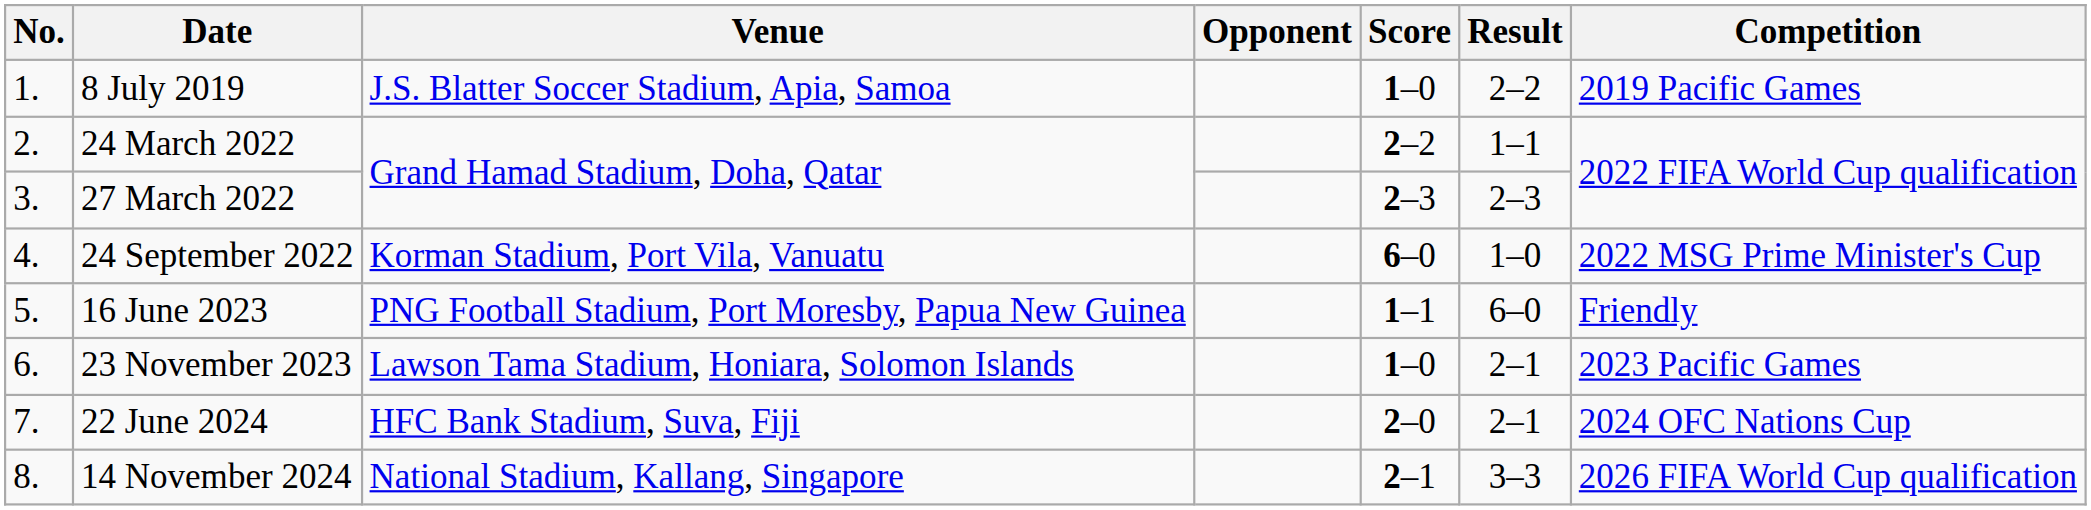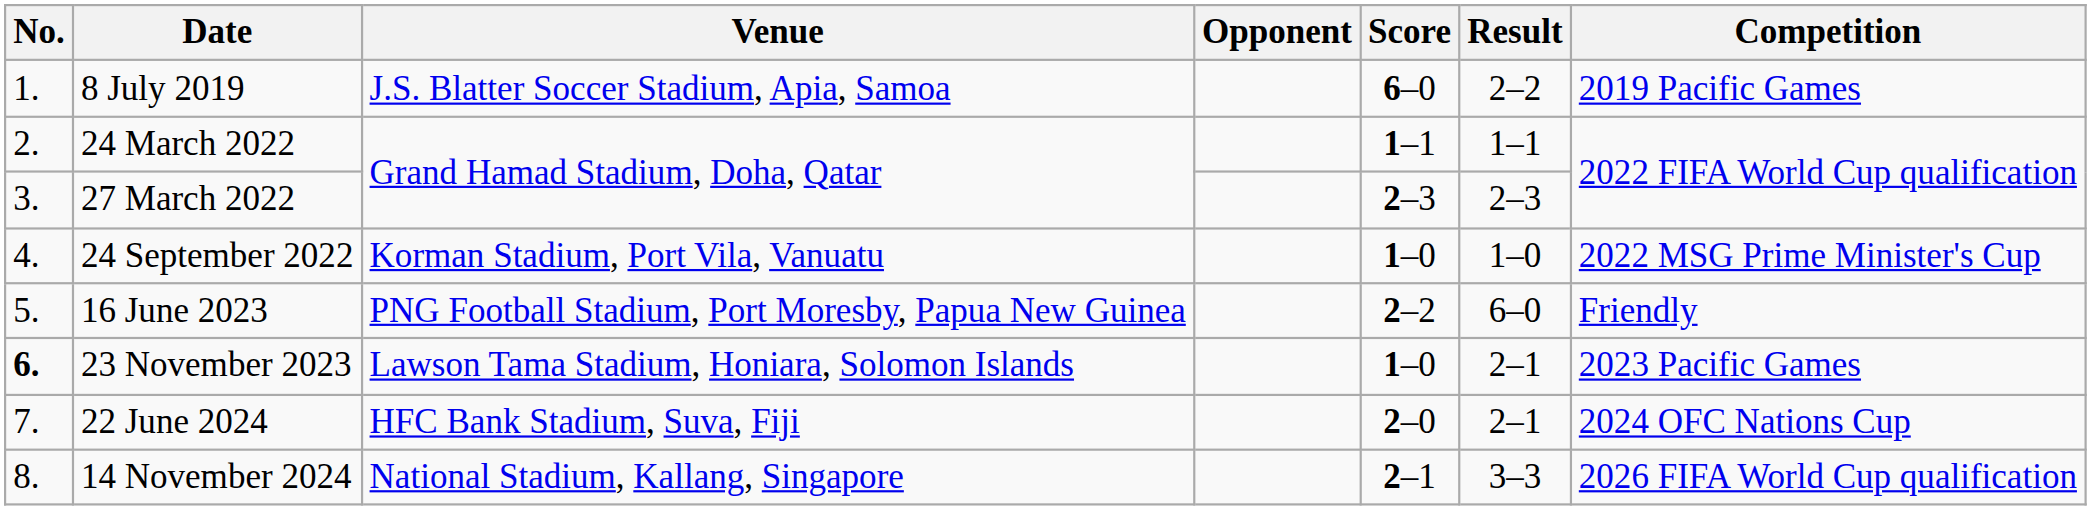(1410, 87) 1–0 -> (1410, 87) 6–0
(1410, 143) 2–2 -> (1410, 143) 1–1
(1410, 254) 6–0 -> (1410, 254) 1–0
(1410, 310) 1–1 -> (1410, 310) 2–2
(26, 365) normal -> (26, 365) bold
